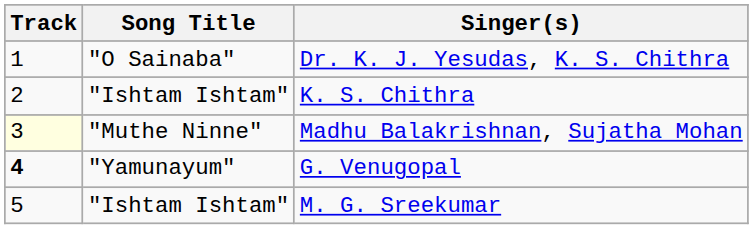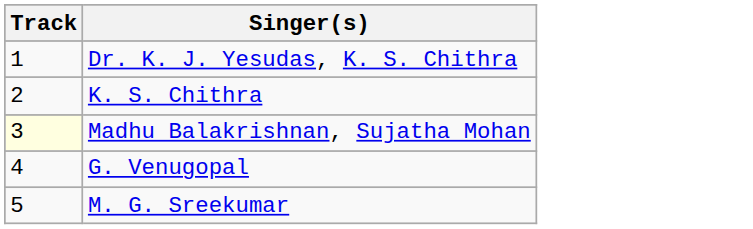- column: (189, 23)
(17, 169) bold -> (17, 169) normal
